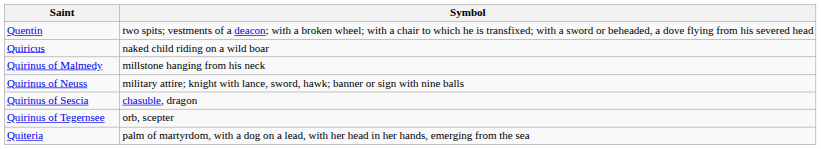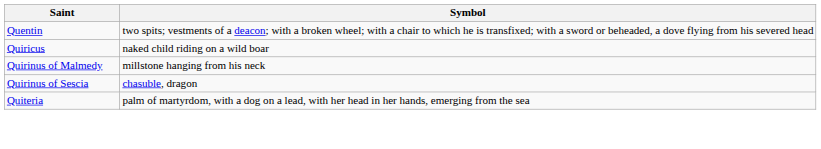- row: (47, 83)
- row: (56, 118)
